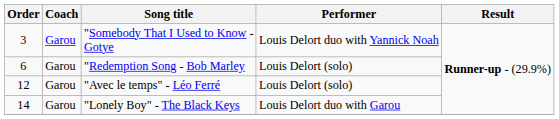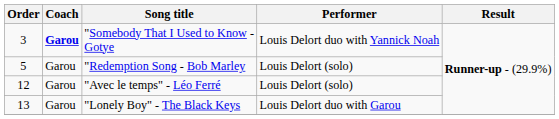(60, 40) normal -> (62, 40) bold
(23, 66) 6 -> (23, 66) 5
(23, 104) 14 -> (23, 104) 13
